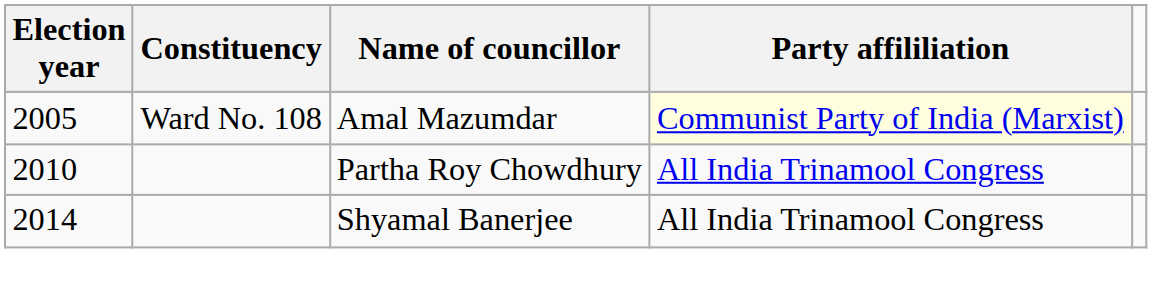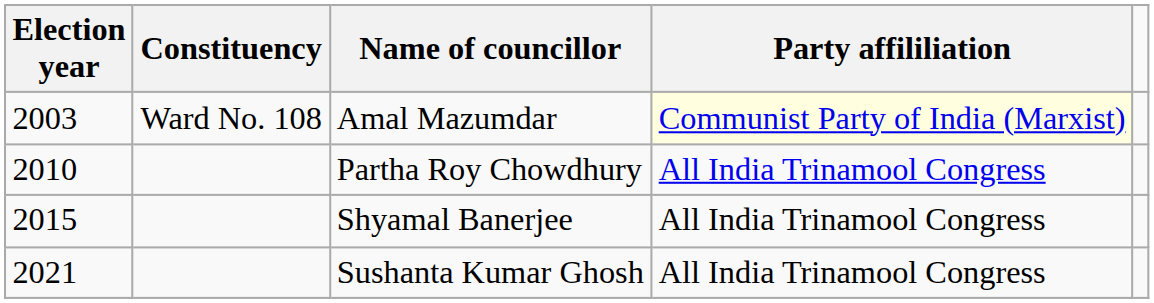(45, 117) 2005 -> (45, 117) 2003
(45, 220) 2014 -> (45, 220) 2015
+ row: (490, 271)
